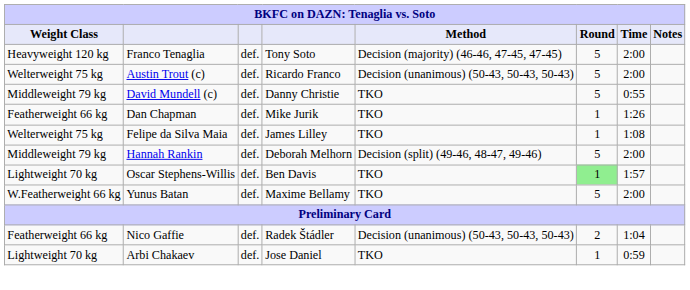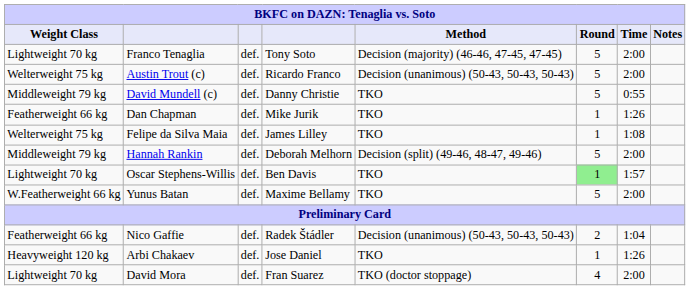(58, 54) Heavyweight 120 kg -> (52, 54) Lightweight 70 kg
(52, 254) Lightweight 70 kg -> (58, 254) Heavyweight 120 kg
(634, 254) 0:59 -> (634, 254) 1:26
+ row: (156, 274)
